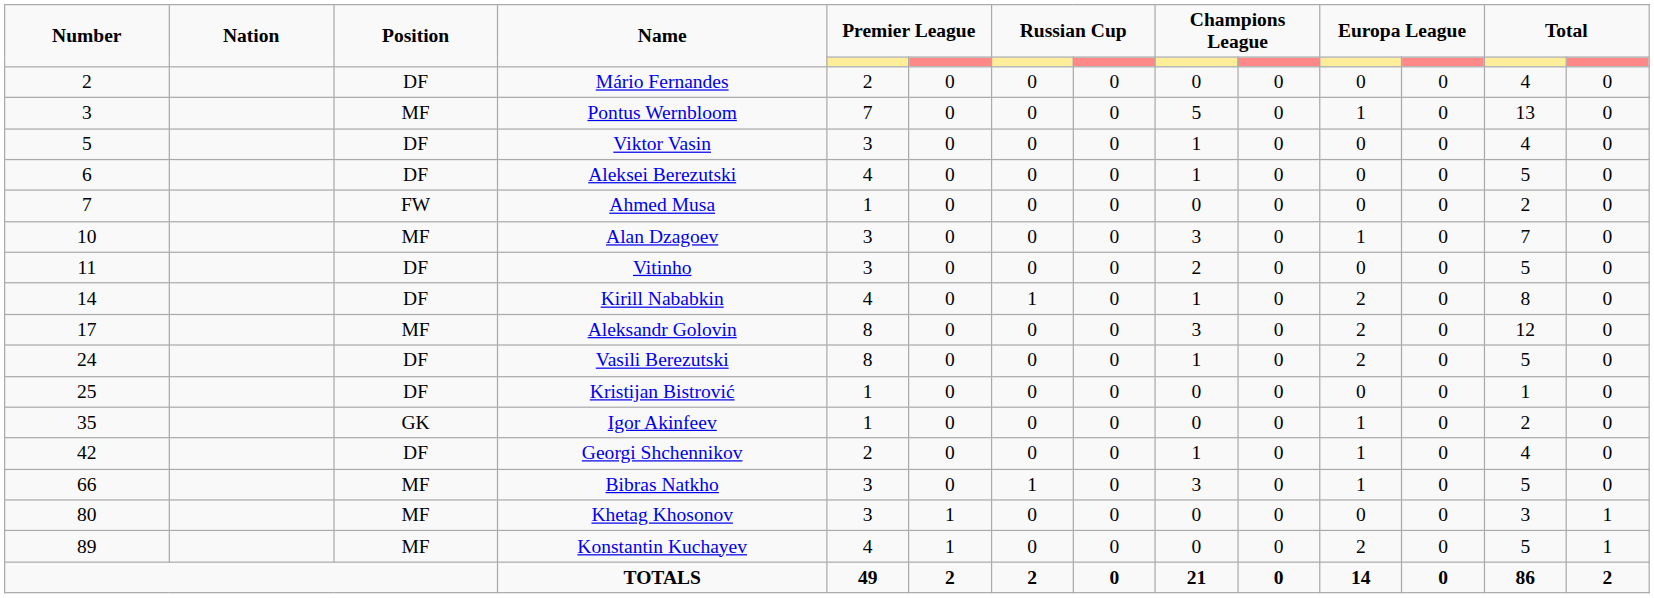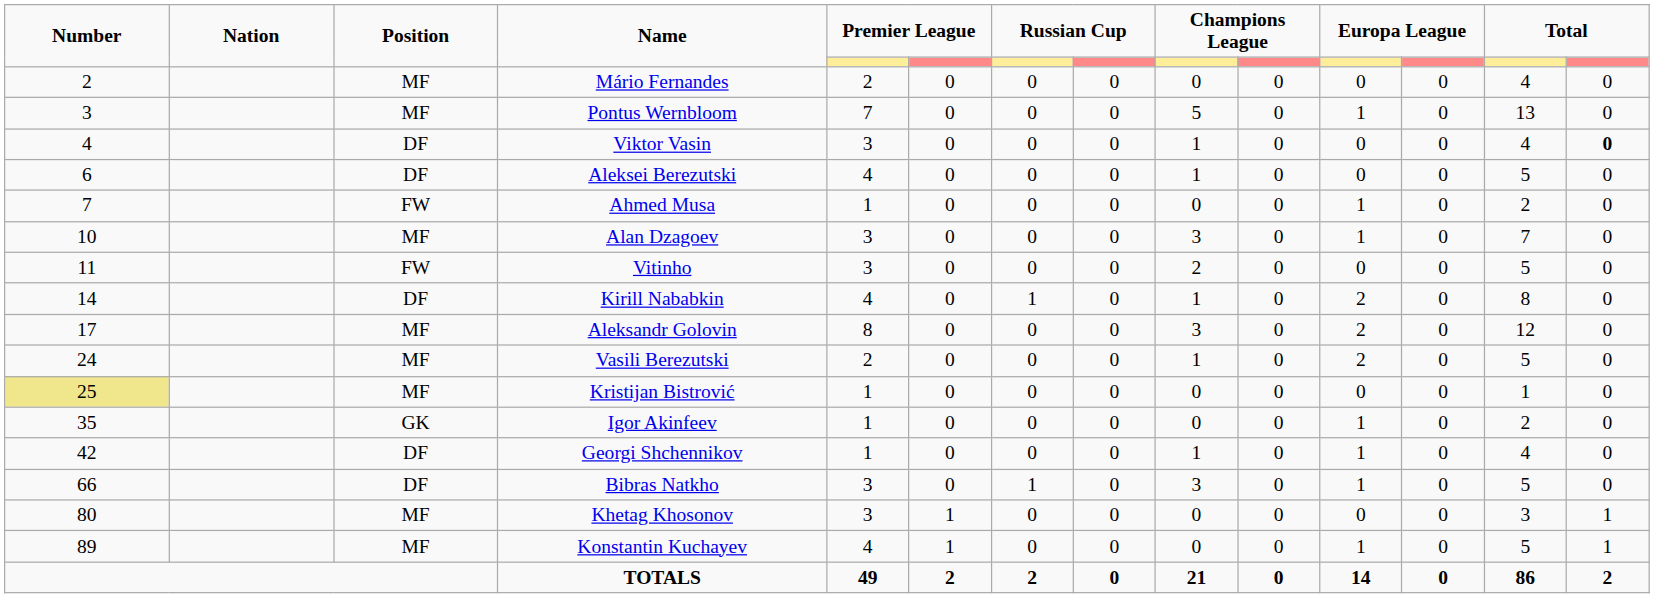(416, 81) DF -> (416, 81) MF
(87, 143) 5 -> (87, 143) 4
(1607, 143) normal -> (1607, 143) bold
(1361, 205) 0 -> (1361, 205) 1
(416, 267) DF -> (416, 267) FW
(416, 360) DF -> (416, 360) MF
(868, 360) 8 -> (868, 360) 2
(87, 391) no background -> (87, 391) khaki background
(416, 391) DF -> (416, 391) MF
(868, 453) 2 -> (868, 453) 1
(416, 484) MF -> (416, 484) DF
(1361, 546) 2 -> (1361, 546) 1
